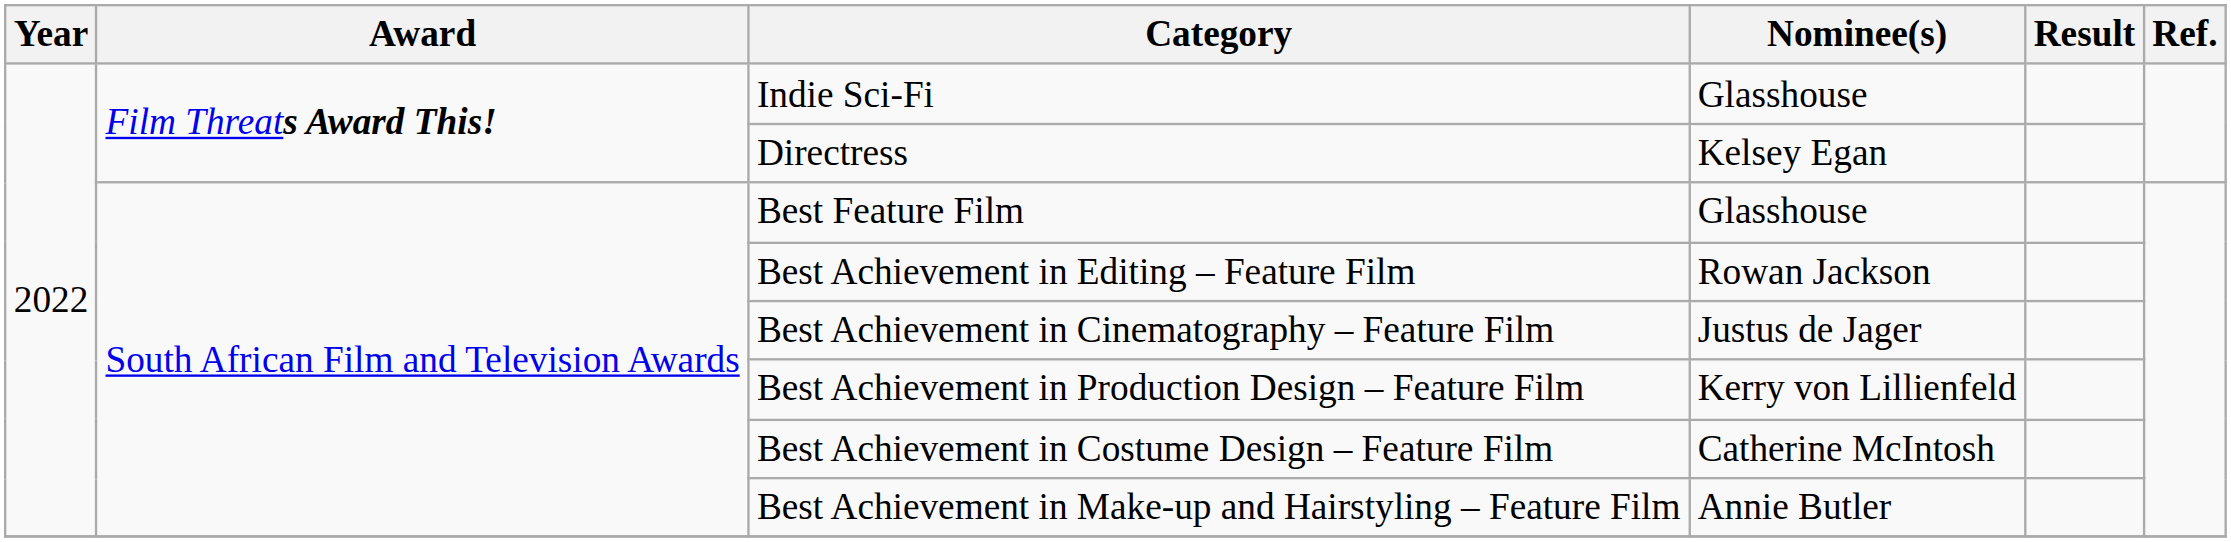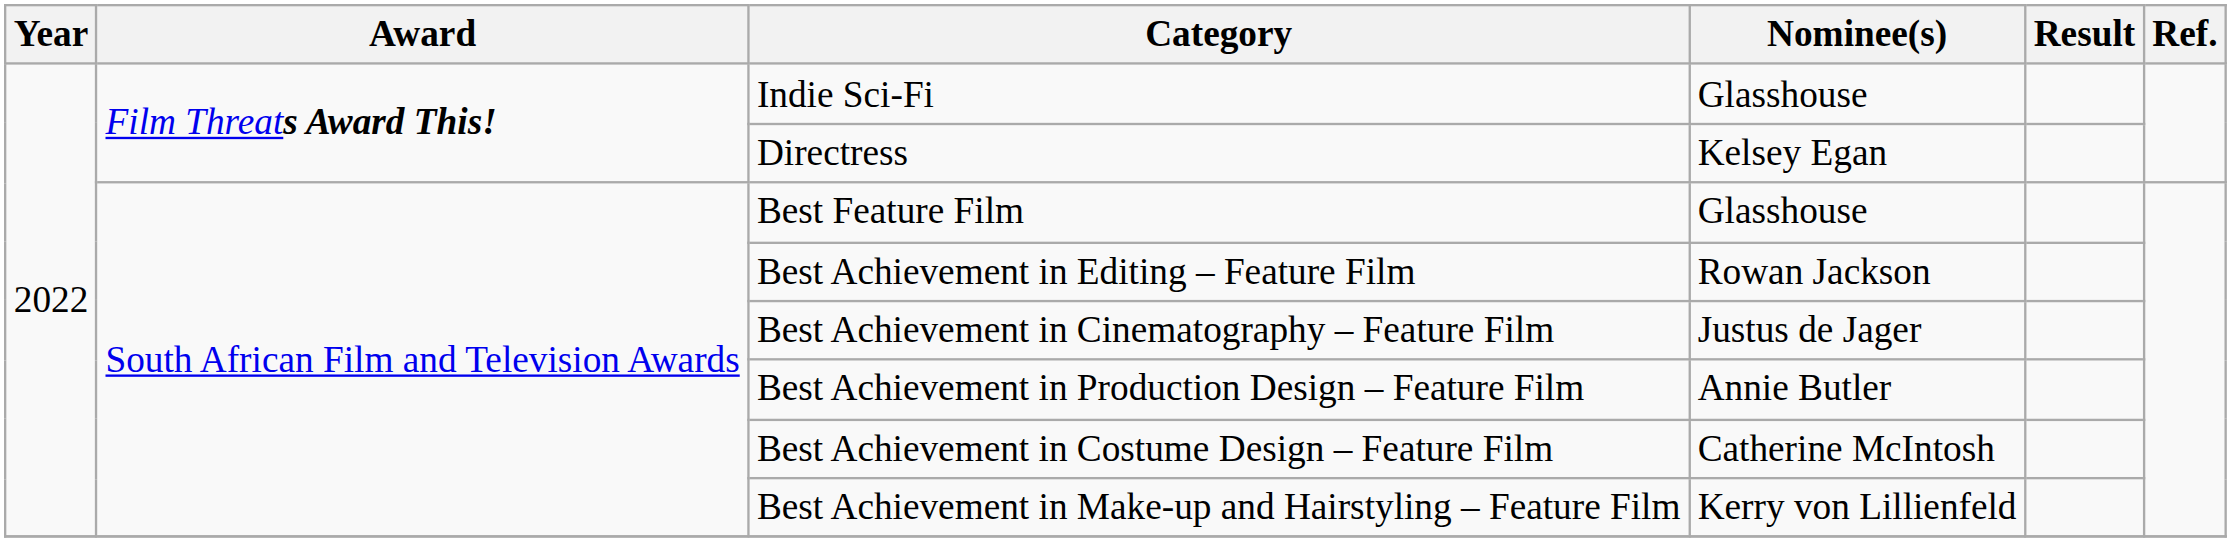(1857, 388) Kerry von Lillienfeld -> (1794, 388) Annie Butler
(1794, 507) Annie Butler -> (1857, 507) Kerry von Lillienfeld
